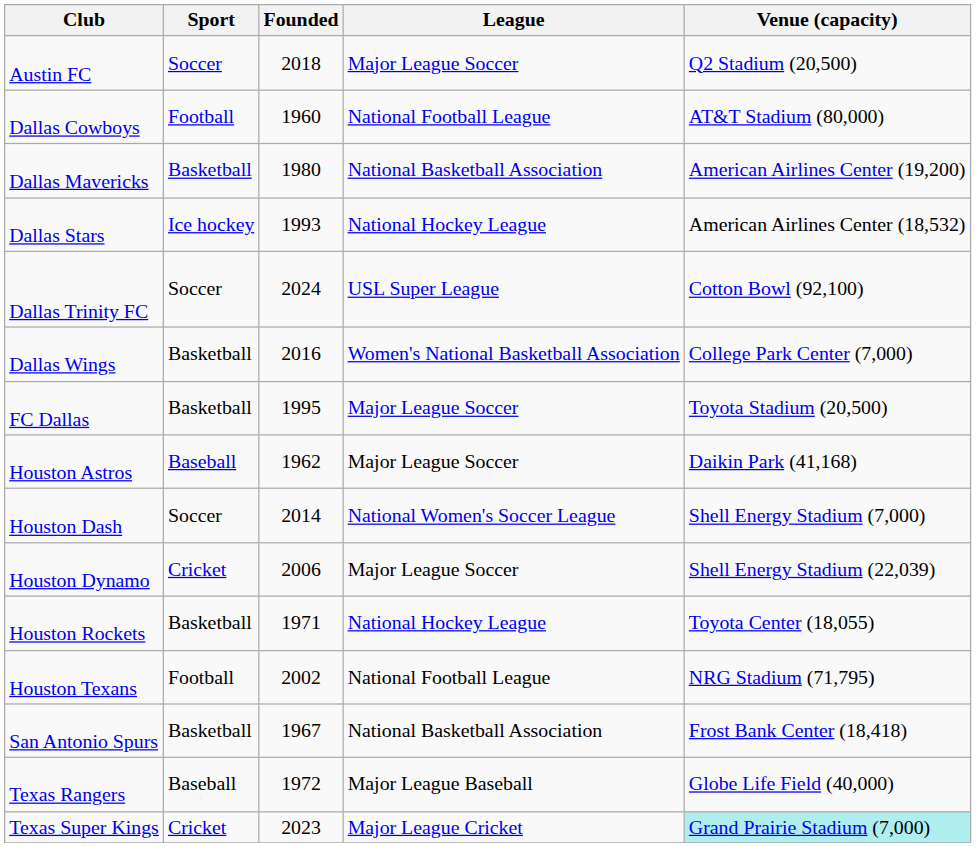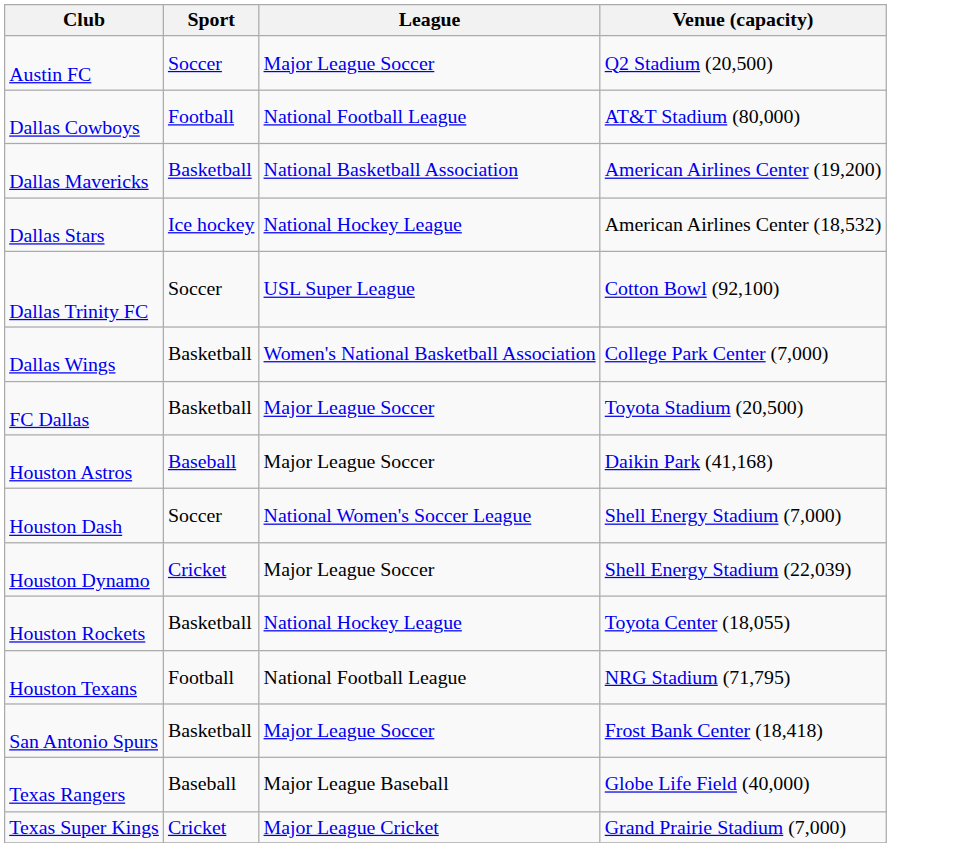- column: (301, 20)
(475, 730) National Basketball Association -> (349, 730) Major League Soccer
(810, 827) paleturquoise background -> (725, 827) no background
